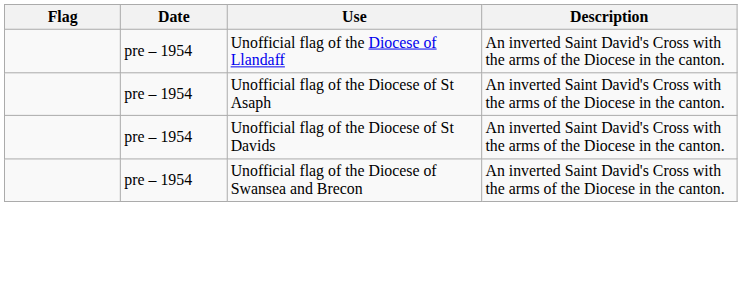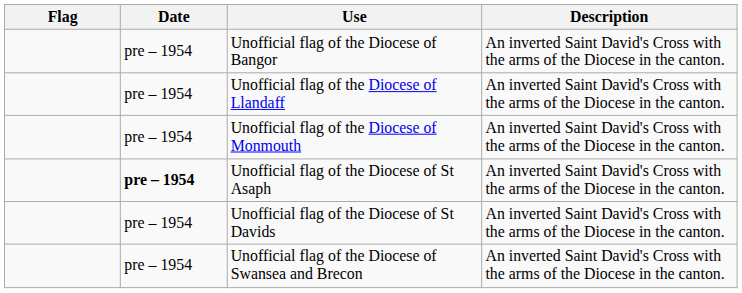+ row: (334, 51)
+ row: (334, 136)
(158, 94) normal -> (159, 179) bold
